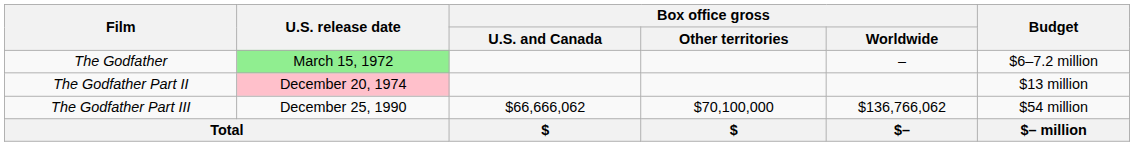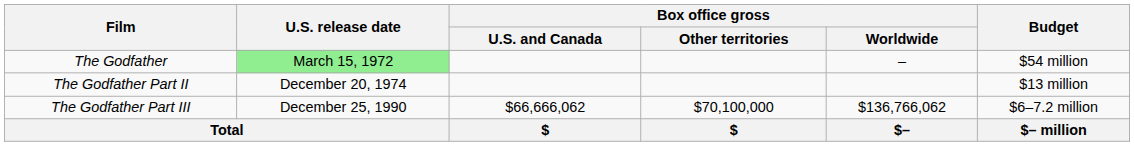(1054, 61) $6–7.2 million -> (1054, 61) $54 million
(343, 84) pink background -> (343, 84) no background
(1054, 107) $54 million -> (1054, 107) $6–7.2 million
